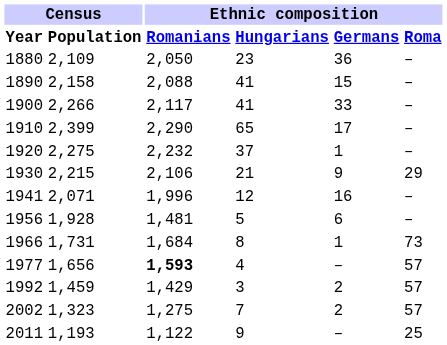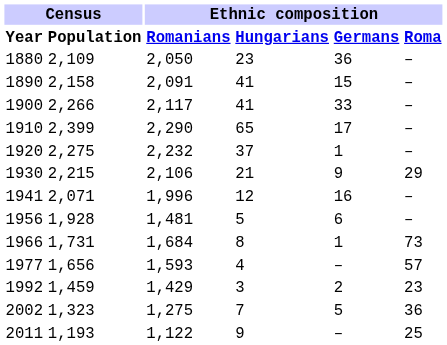(170, 83) 2,088 -> (170, 83) 2,091
(170, 265) bold -> (170, 265) normal
(413, 288) 57 -> (413, 288) 23
(338, 311) 2 -> (338, 311) 5
(413, 311) 57 -> (413, 311) 36
